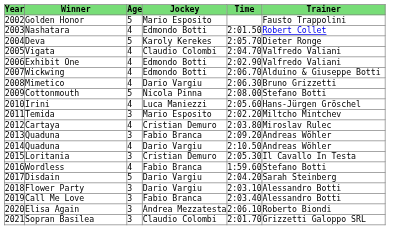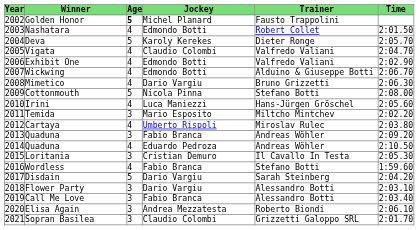columns swapped: (324, 10) <-> (244, 10)
(130, 20) normal -> (130, 20) bold
(177, 20) Mario Esposito -> (177, 20) Michel Planard
(180, 125) Cristian Demuro -> (180, 125) Umberto Rispoli
(172, 146) Dario Vargiu -> (180, 146) Eduardo Pedroza
